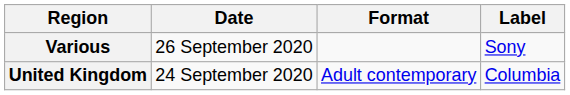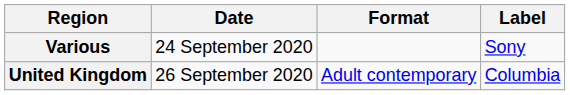(234, 47) 26 September 2020 -> (234, 47) 24 September 2020
(234, 75) 24 September 2020 -> (234, 75) 26 September 2020
